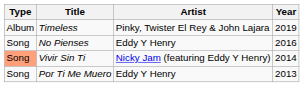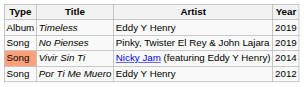(193, 27) Pinky, Twister El Rey & John Lajara -> (146, 27) Eddy Y Henry
(146, 43) Eddy Y Henry -> (193, 43) Pinky, Twister El Rey & John Lajara
(286, 43) 2016 -> (286, 43) 2019
(286, 74) 2013 -> (286, 74) 2012
